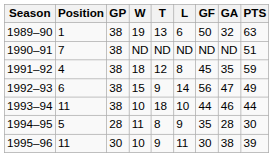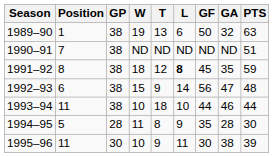(61, 69) 4 -> (61, 69) 8
(179, 69) normal -> (179, 69) bold
(250, 87) 49 -> (250, 87) 48
